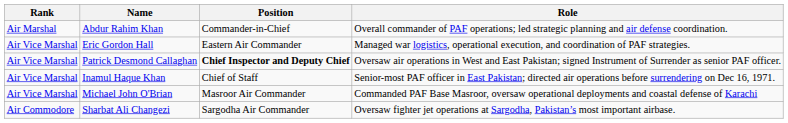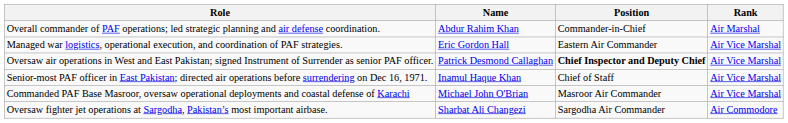columns swapped: (42, 12) <-> (568, 12)
